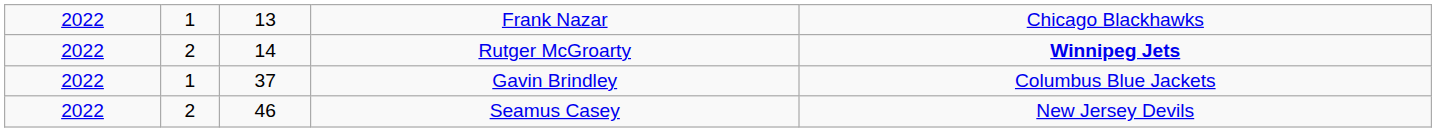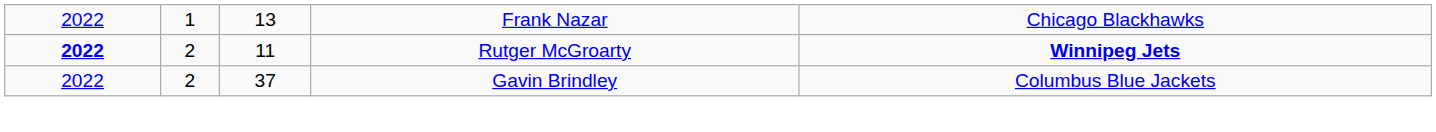(83, 50) normal -> (83, 50) bold
(265, 50) 14 -> (265, 50) 11
(190, 80) 1 -> (190, 80) 2
- row: (555, 111)
